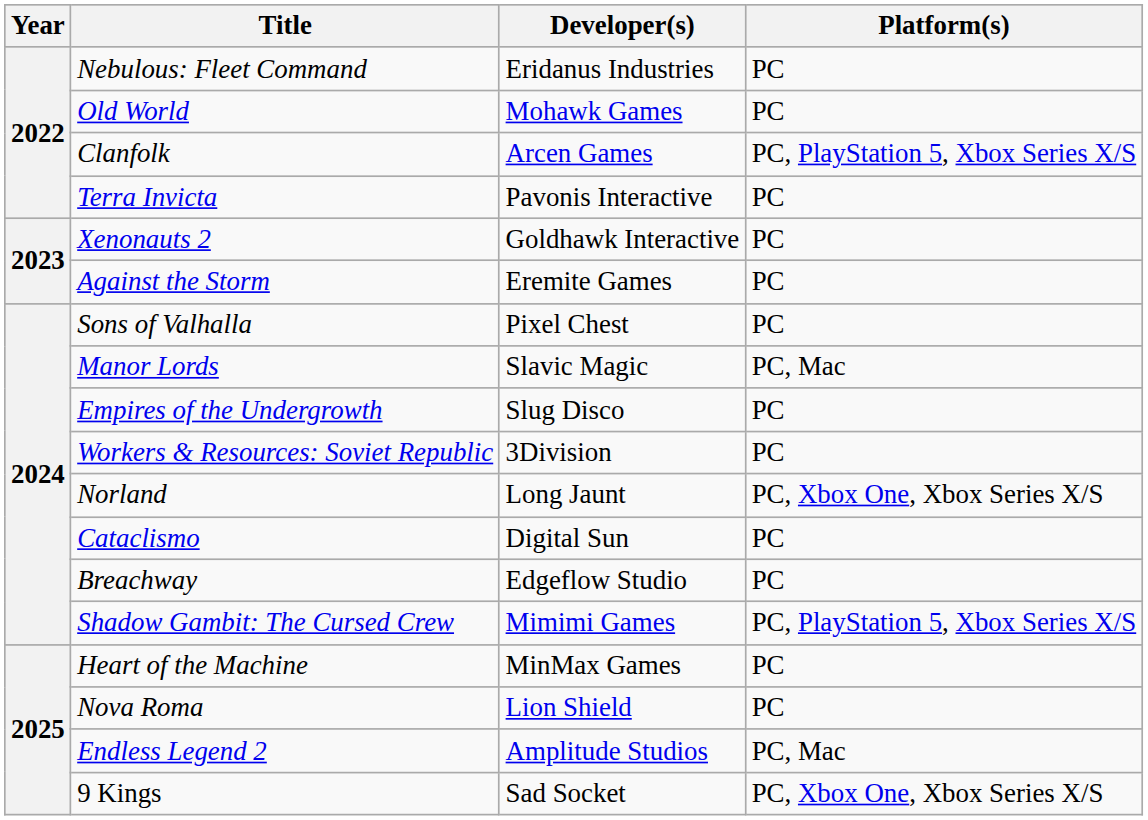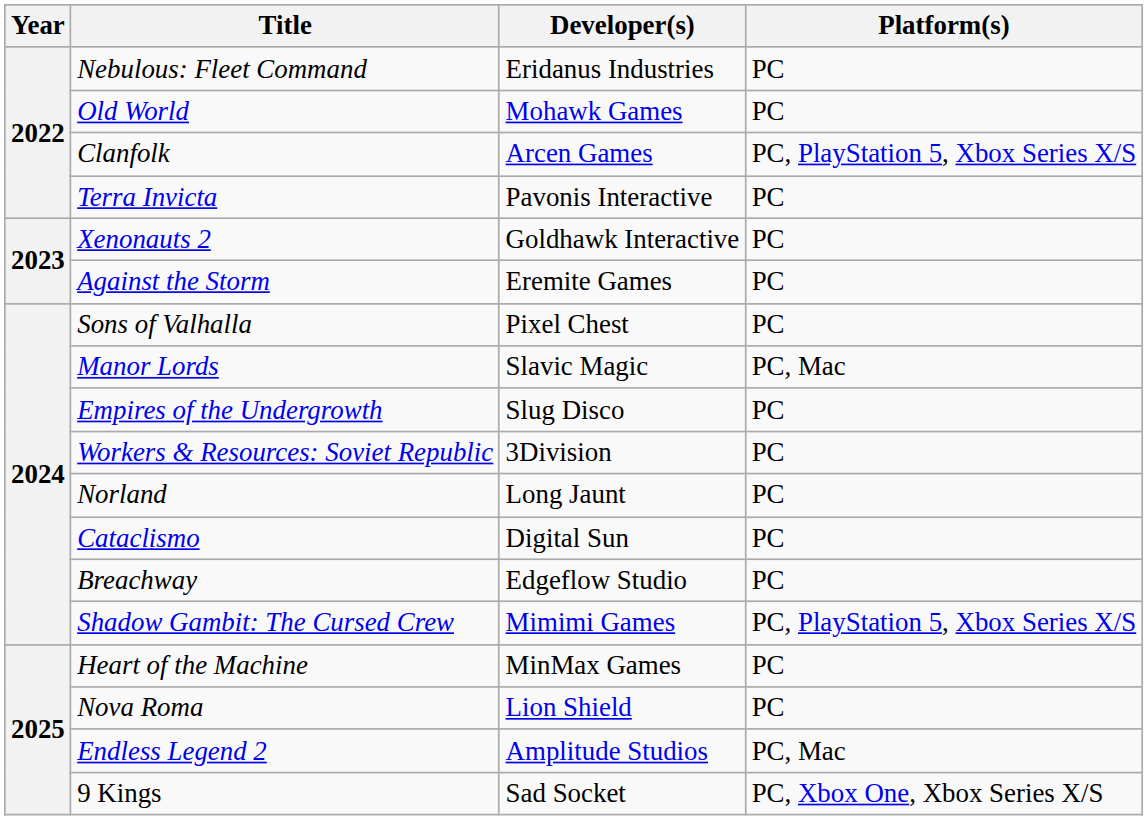(927, 494) PC, Xbox One, Xbox Series X/S -> (768, 494) PC
